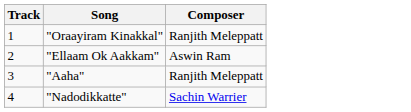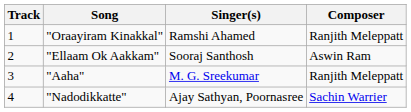+ column: (236, 14)
